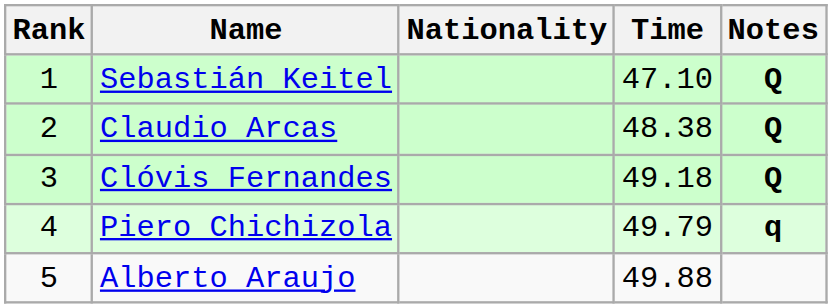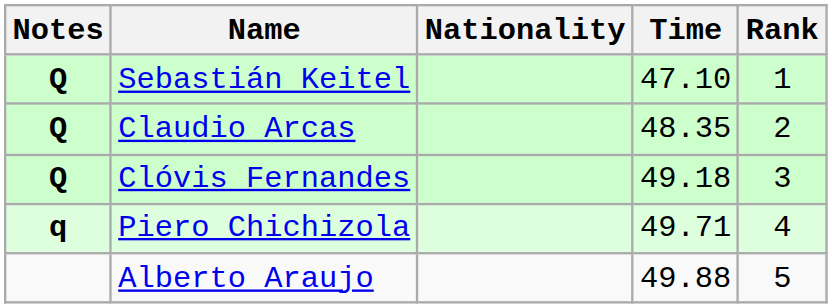columns swapped: (49, 30) <-> (773, 30)
(667, 129) 48.38 -> (686, 129) 48.35
(667, 228) 49.79 -> (686, 228) 49.71
